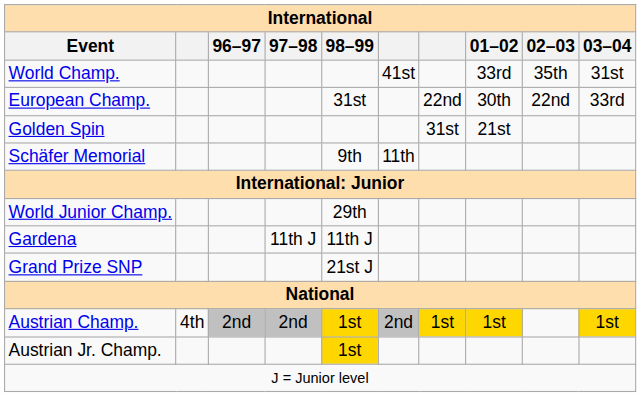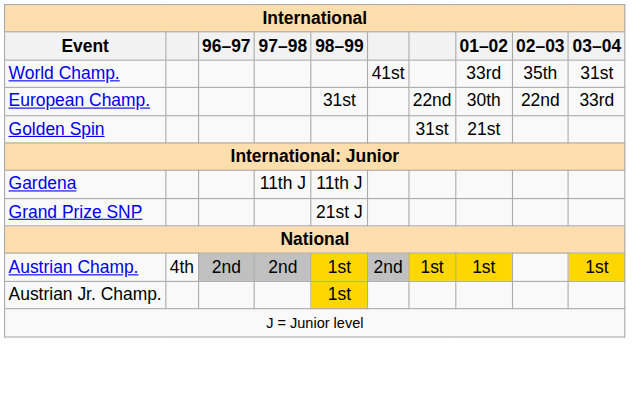- row: (77, 156)
- row: (90, 211)
